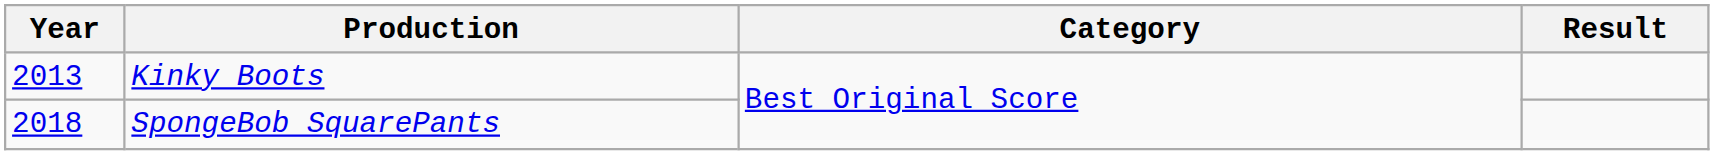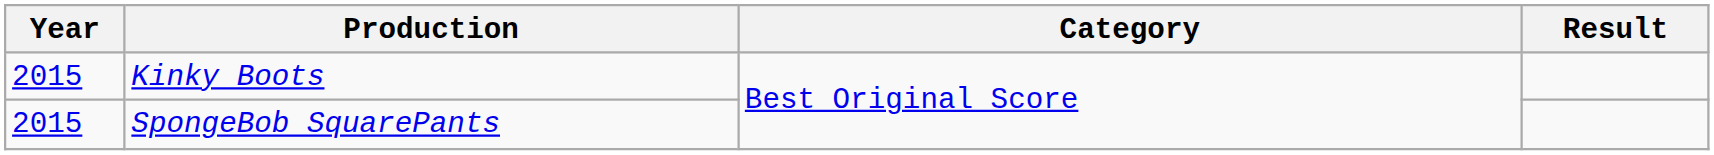(47, 77) 2013 -> (47, 77) 2015
(47, 124) 2018 -> (47, 124) 2015
